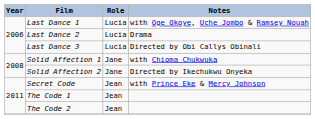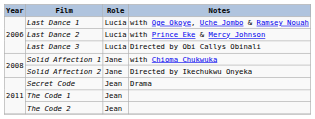(141, 34) Drama -> (198, 34) with Prince Eke & Mercy Johnson
(198, 83) with Prince Eke & Mercy Johnson -> (141, 83) Drama
